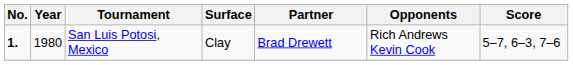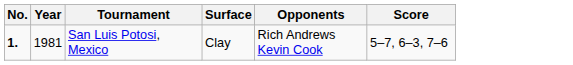- column: (311, 14)
(48, 42) 1980 -> (48, 42) 1981
